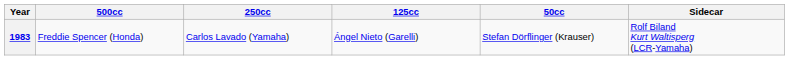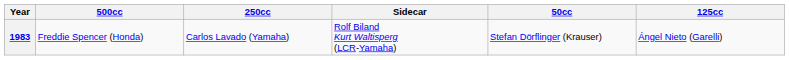columns swapped: (406, 12) <-> (706, 12)
